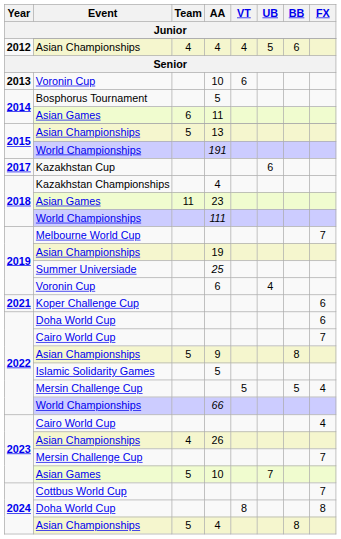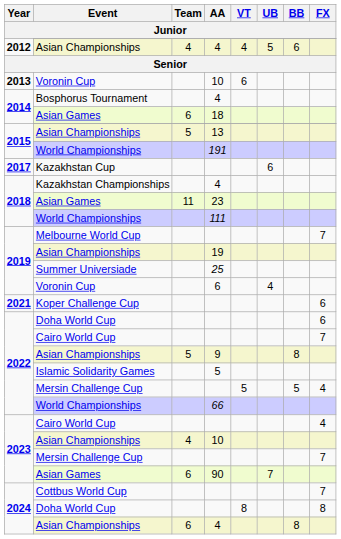(218, 99) 5 -> (218, 99) 4
(218, 116) 11 -> (218, 116) 18
(218, 440) 26 -> (218, 440) 10
(188, 474) 5 -> (188, 474) 6
(218, 474) 10 -> (218, 474) 90
(188, 526) 5 -> (188, 526) 6
